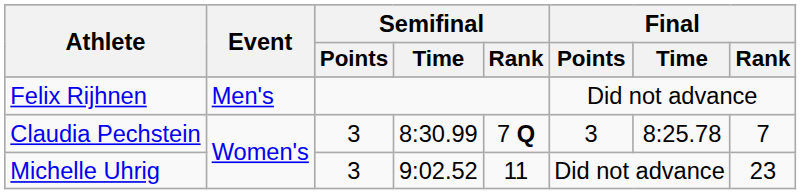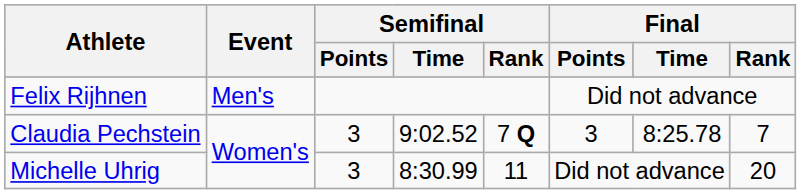(438, 134) 8:30.99 -> (438, 134) 9:02.52
(438, 171) 9:02.52 -> (438, 171) 8:30.99
(763, 171) 23 -> (763, 171) 20
